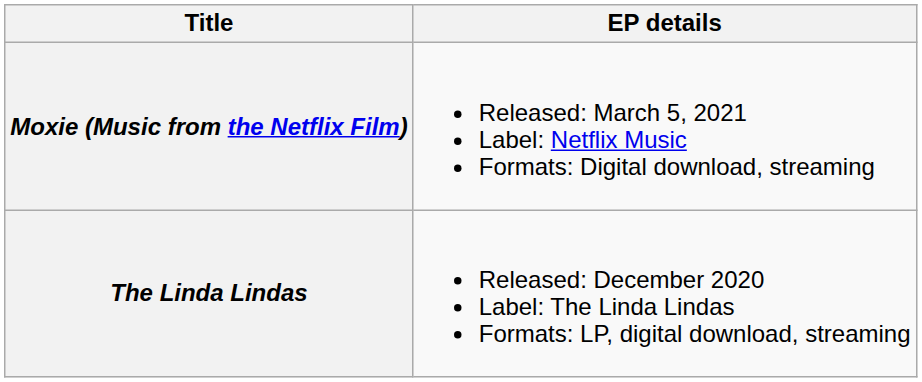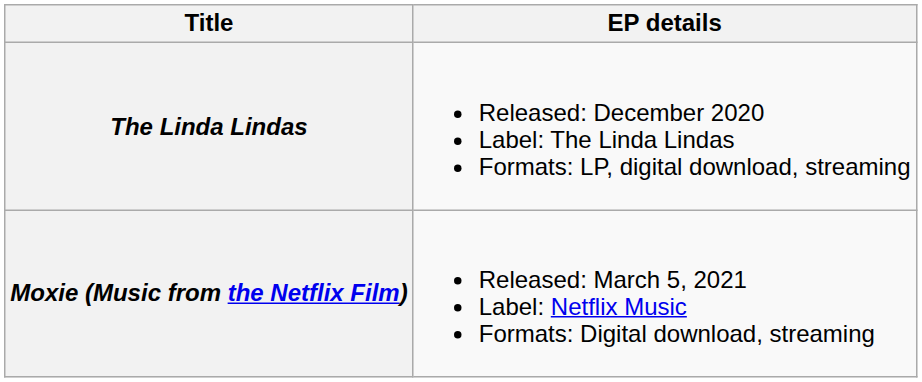rows swapped: (209, 293) <-> (209, 126)
